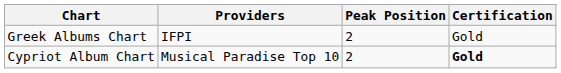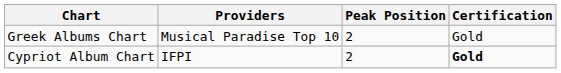(176, 36) IFPI -> (250, 36) Musical Paradise Top 10
(250, 57) Musical Paradise Top 10 -> (176, 57) IFPI
